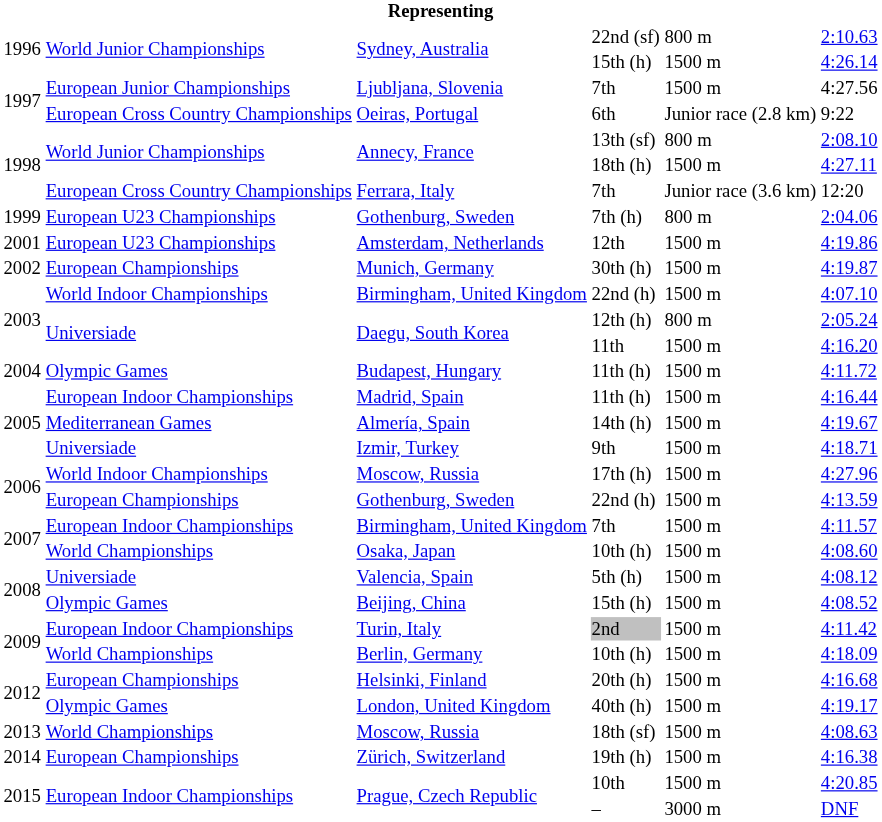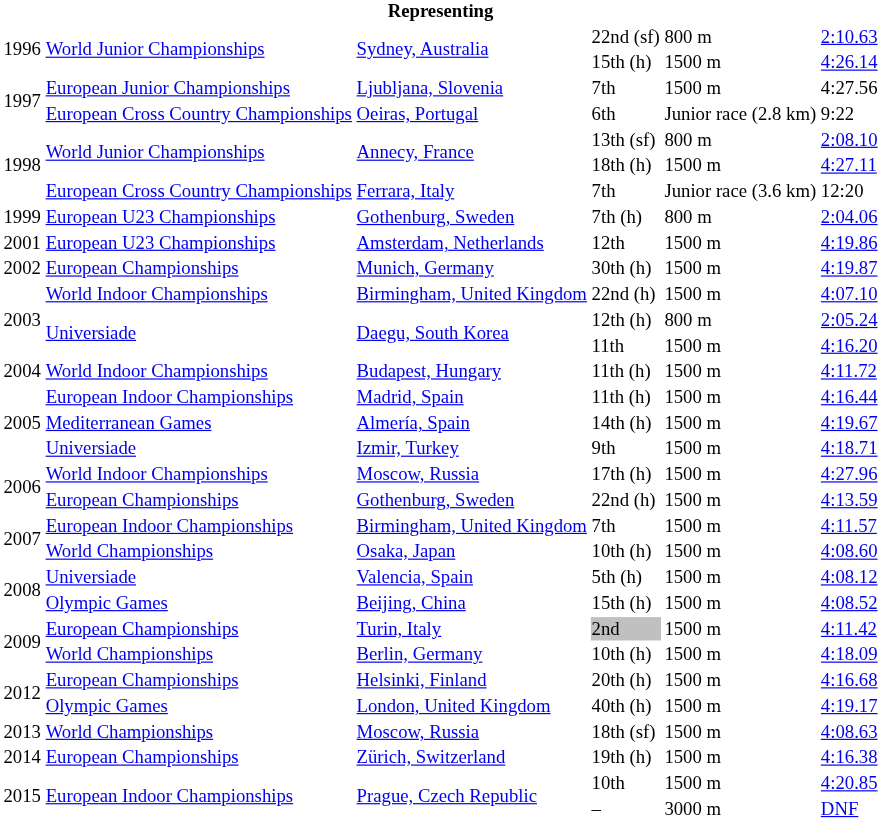(107, 371) Olympic Games -> (157, 371) World Indoor Championships
(169, 628) European Indoor Championships -> (142, 628) European Championships
